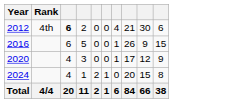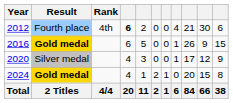+ column: (62, 12)
